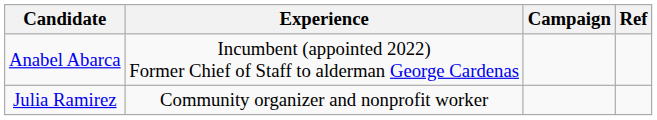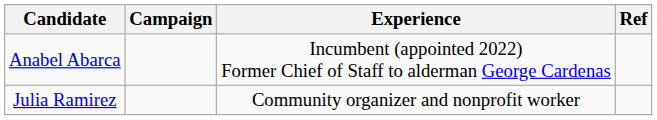columns swapped: (324, 19) <-> (569, 19)
